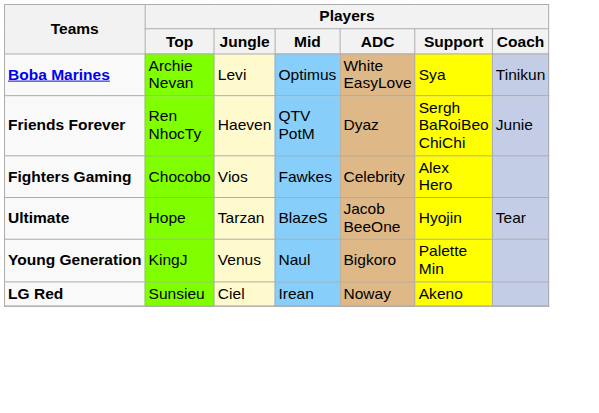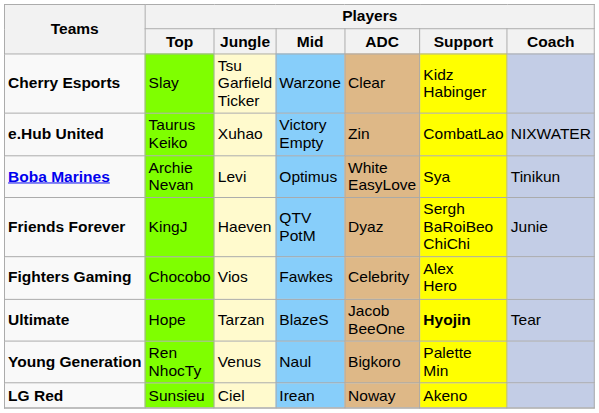+ row: (64, 83)
+ row: (56, 134)
(175, 125) Ren NhocTy -> (168, 227) KingJ
(440, 218) normal -> (447, 320) bold
(168, 260) KingJ -> (175, 362) Ren NhocTy
